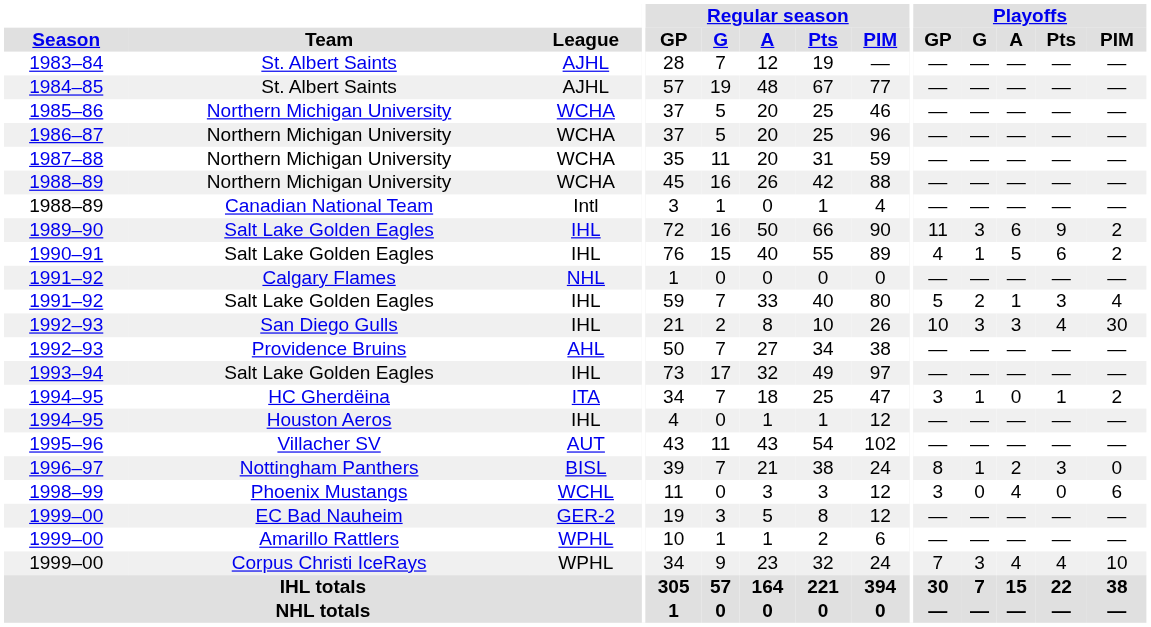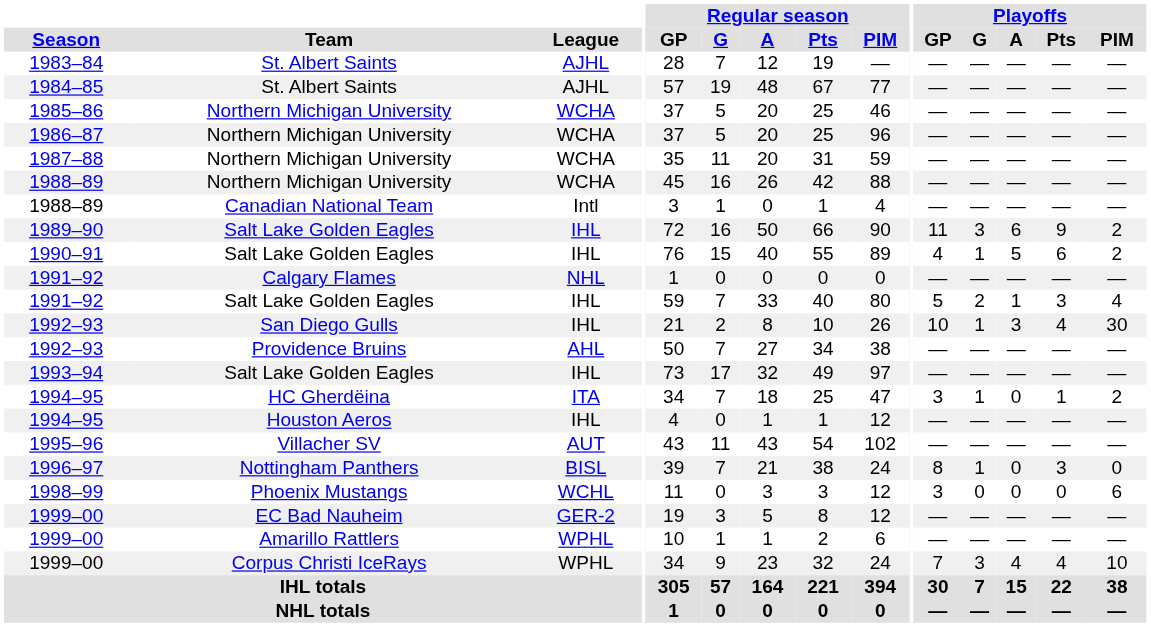(980, 325) 3 -> (980, 325) 1
(1016, 468) 2 -> (1016, 468) 0
(1016, 491) 4 -> (1016, 491) 0
